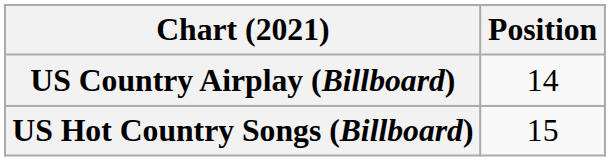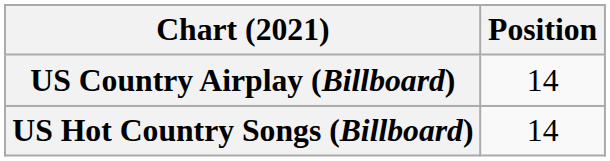(543, 130) 15 -> (543, 130) 14
